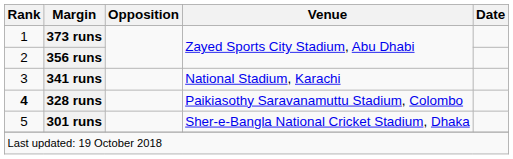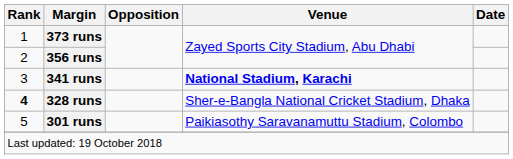(263, 79) normal -> (268, 79) bold
(324, 100) Paikiasothy Saravanamuttu Stadium, Colombo -> (327, 100) Sher-e-Bangla National Cricket Stadium, Dhaka
(327, 121) Sher-e-Bangla National Cricket Stadium, Dhaka -> (324, 121) Paikiasothy Saravanamuttu Stadium, Colombo
